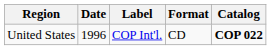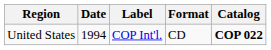(94, 34) 1996 -> (94, 34) 1994
